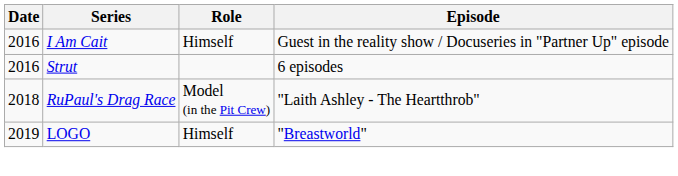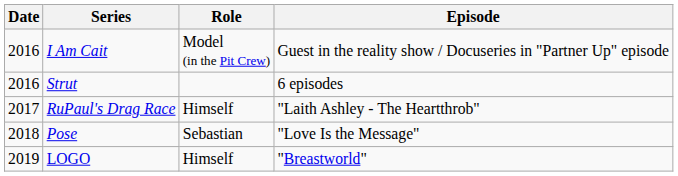(208, 41) Himself -> (226, 50) Model (in the Pit Crew)
(24, 100) 2018 -> (24, 109) 2017
(226, 100) Model (in the Pit Crew) -> (208, 109) Himself
+ row: (62, 134)
